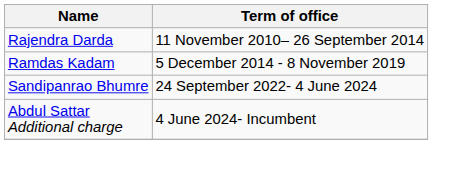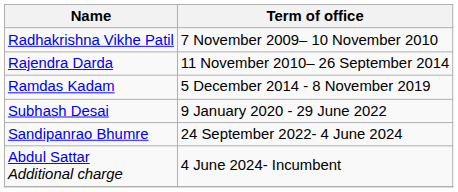+ row: (91, 39)
+ row: (58, 110)
